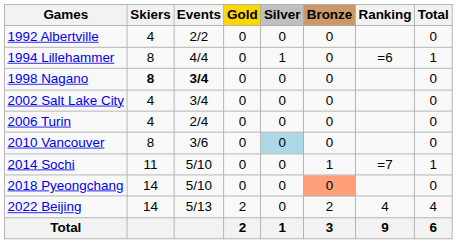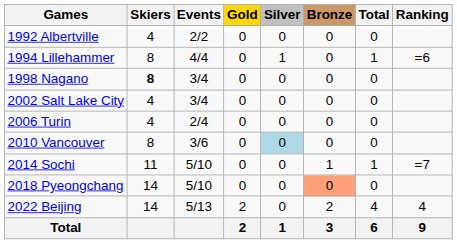columns swapped: (433, 15) <-> (385, 15)
(199, 79) bold -> (199, 79) normal
